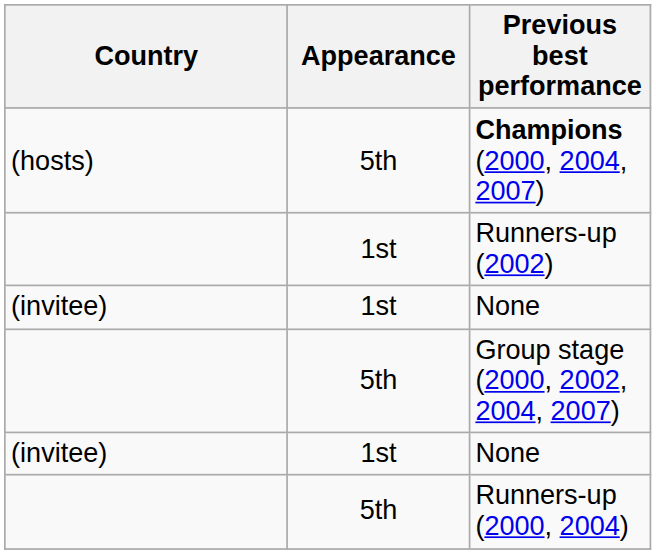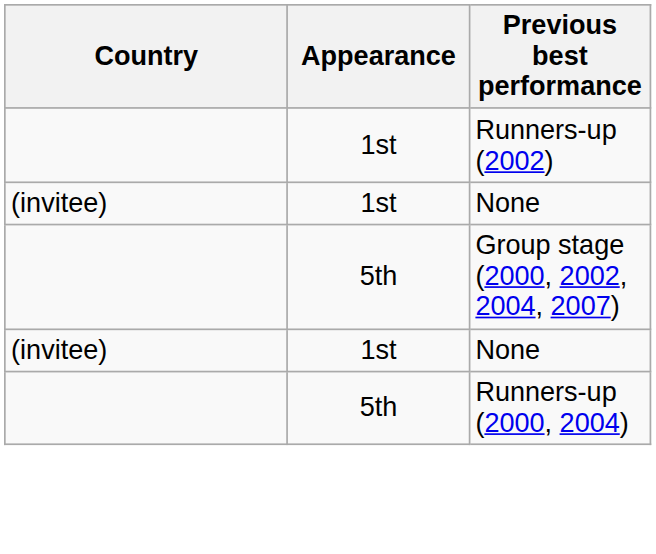- row: (52, 160)
